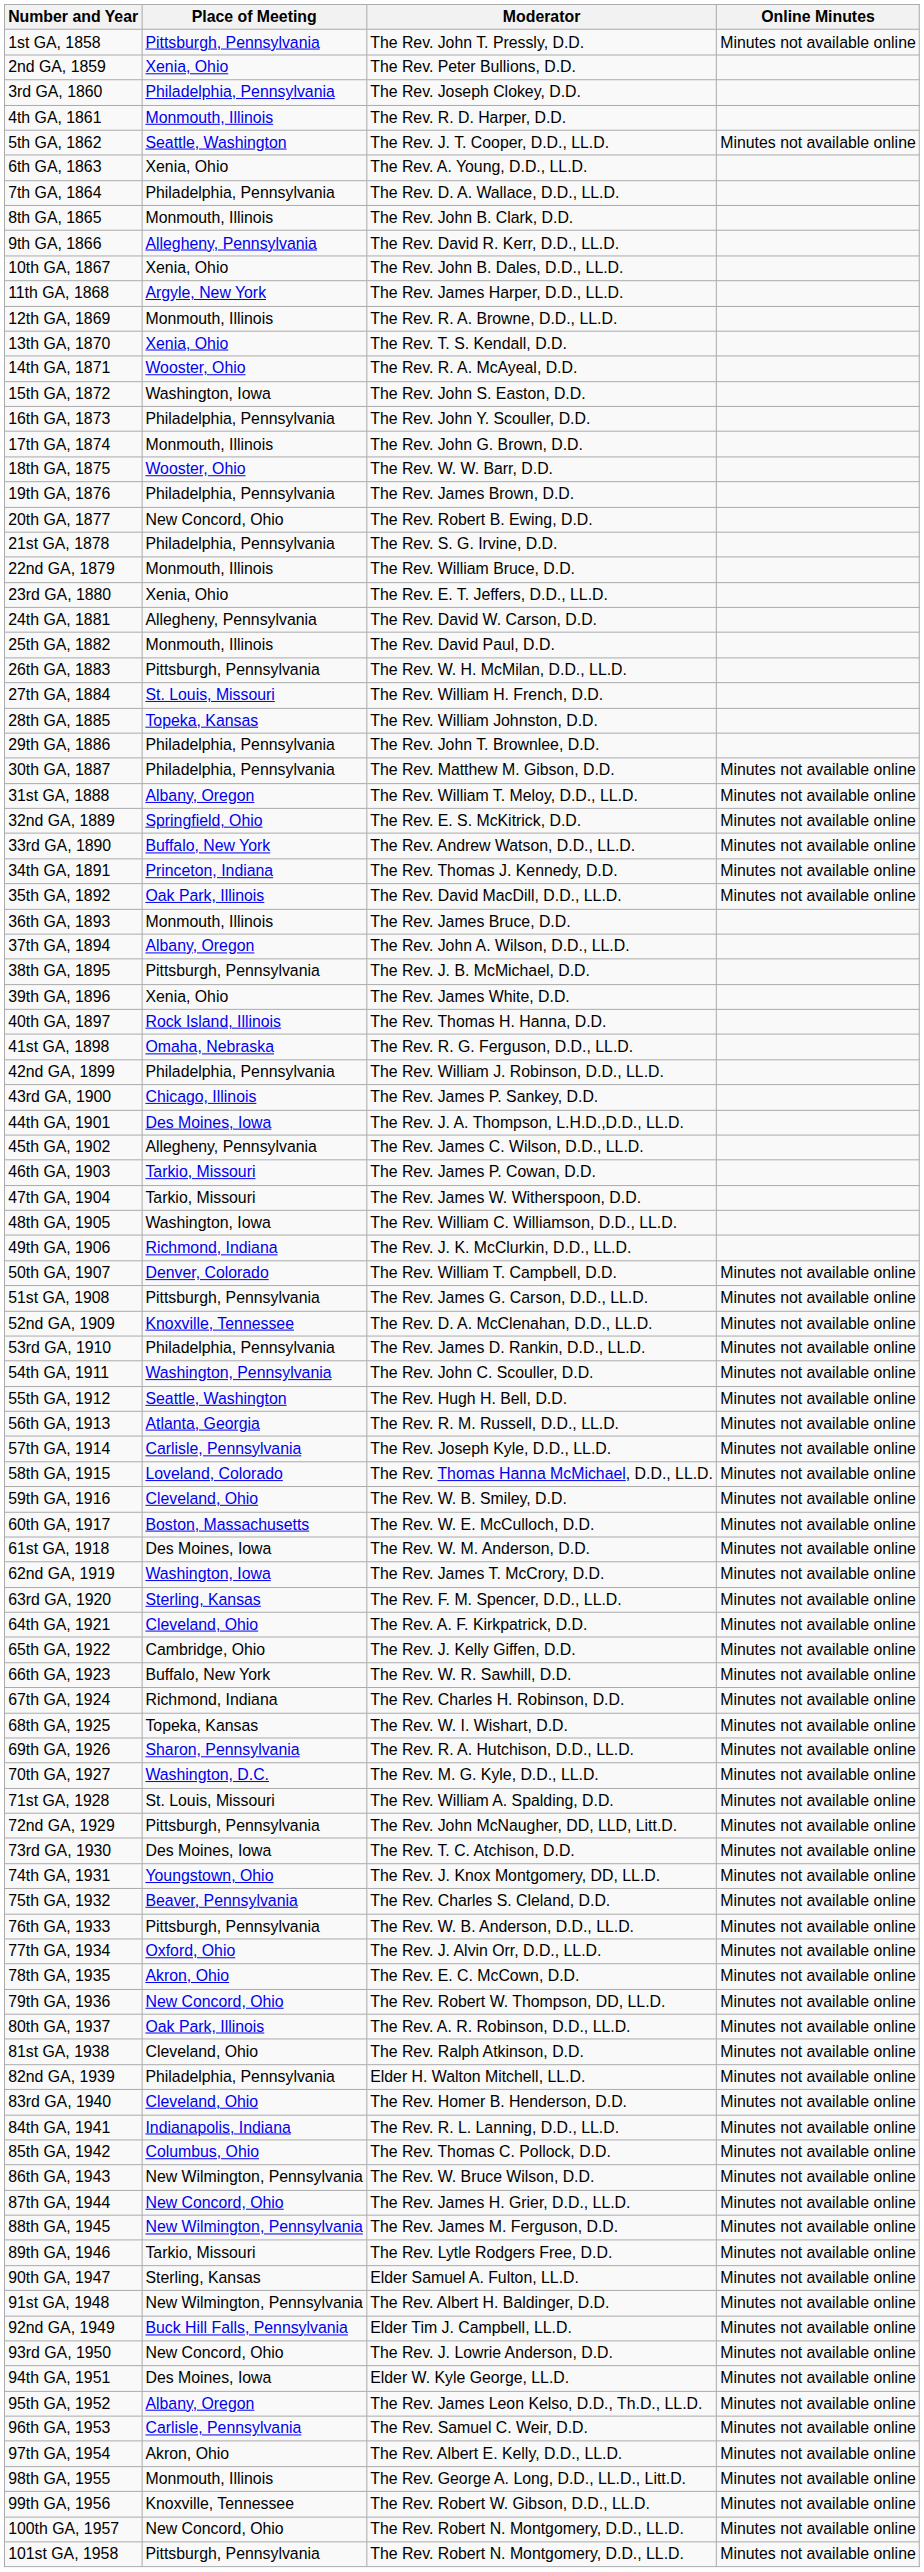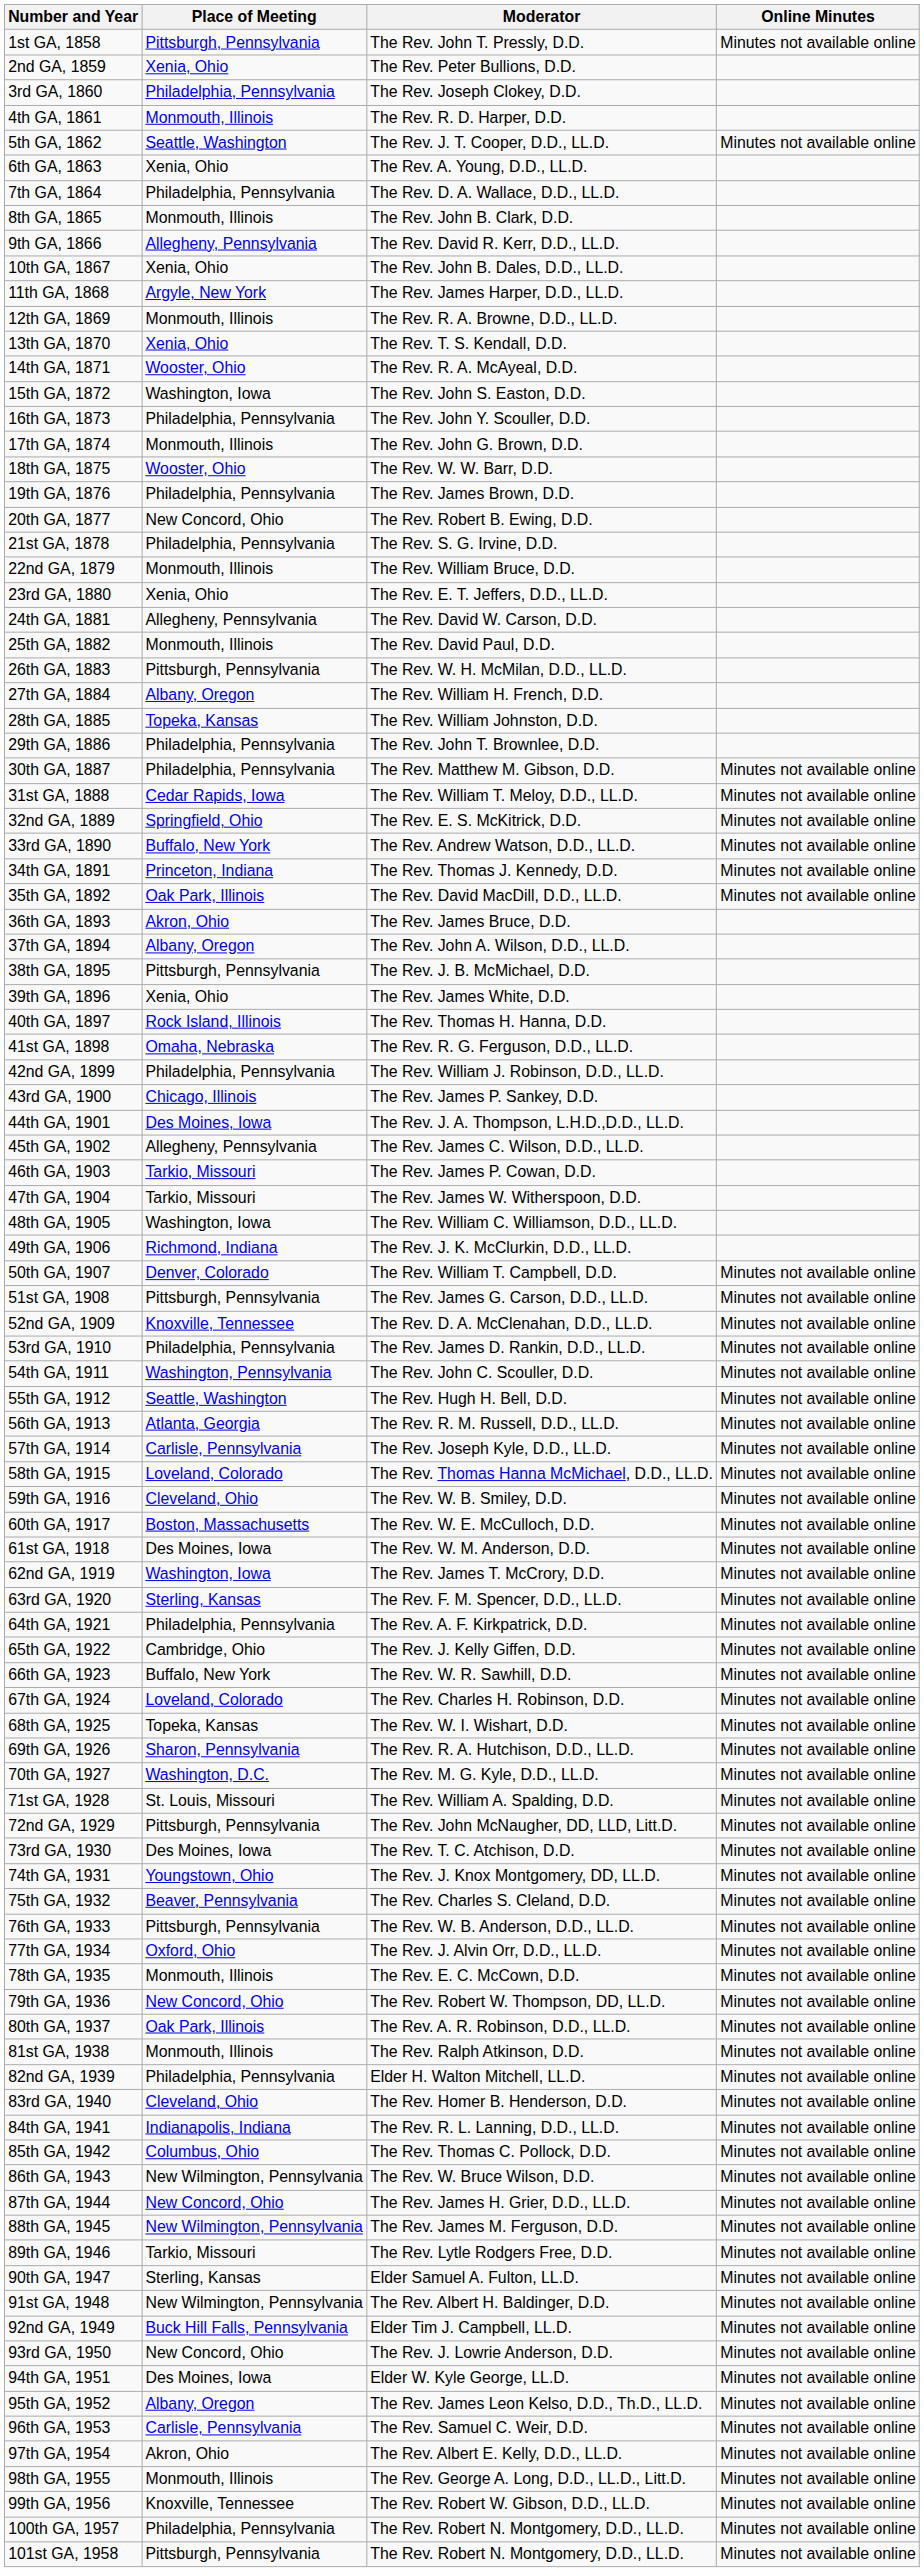(210, 695) St. Louis, Missouri -> (200, 695) Albany, Oregon
(200, 795) Albany, Oregon -> (215, 795) Cedar Rapids, Iowa
(209, 921) Monmouth, Illinois -> (187, 921) Akron, Ohio
(202, 1624) Cleveland, Ohio -> (240, 1624) Philadelphia, Pennsylvania
(211, 1700) Richmond, Indiana -> (214, 1700) Loveland, Colorado
(187, 1976) Akron, Ohio -> (209, 1976) Monmouth, Illinois
(202, 2051) Cleveland, Ohio -> (209, 2051) Monmouth, Illinois
(215, 2529) New Concord, Ohio -> (240, 2529) Philadelphia, Pennsylvania
